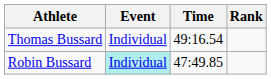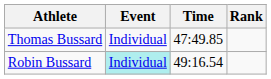(198, 39) 49:16.54 -> (198, 39) 47:49.85
(198, 63) 47:49.85 -> (198, 63) 49:16.54
